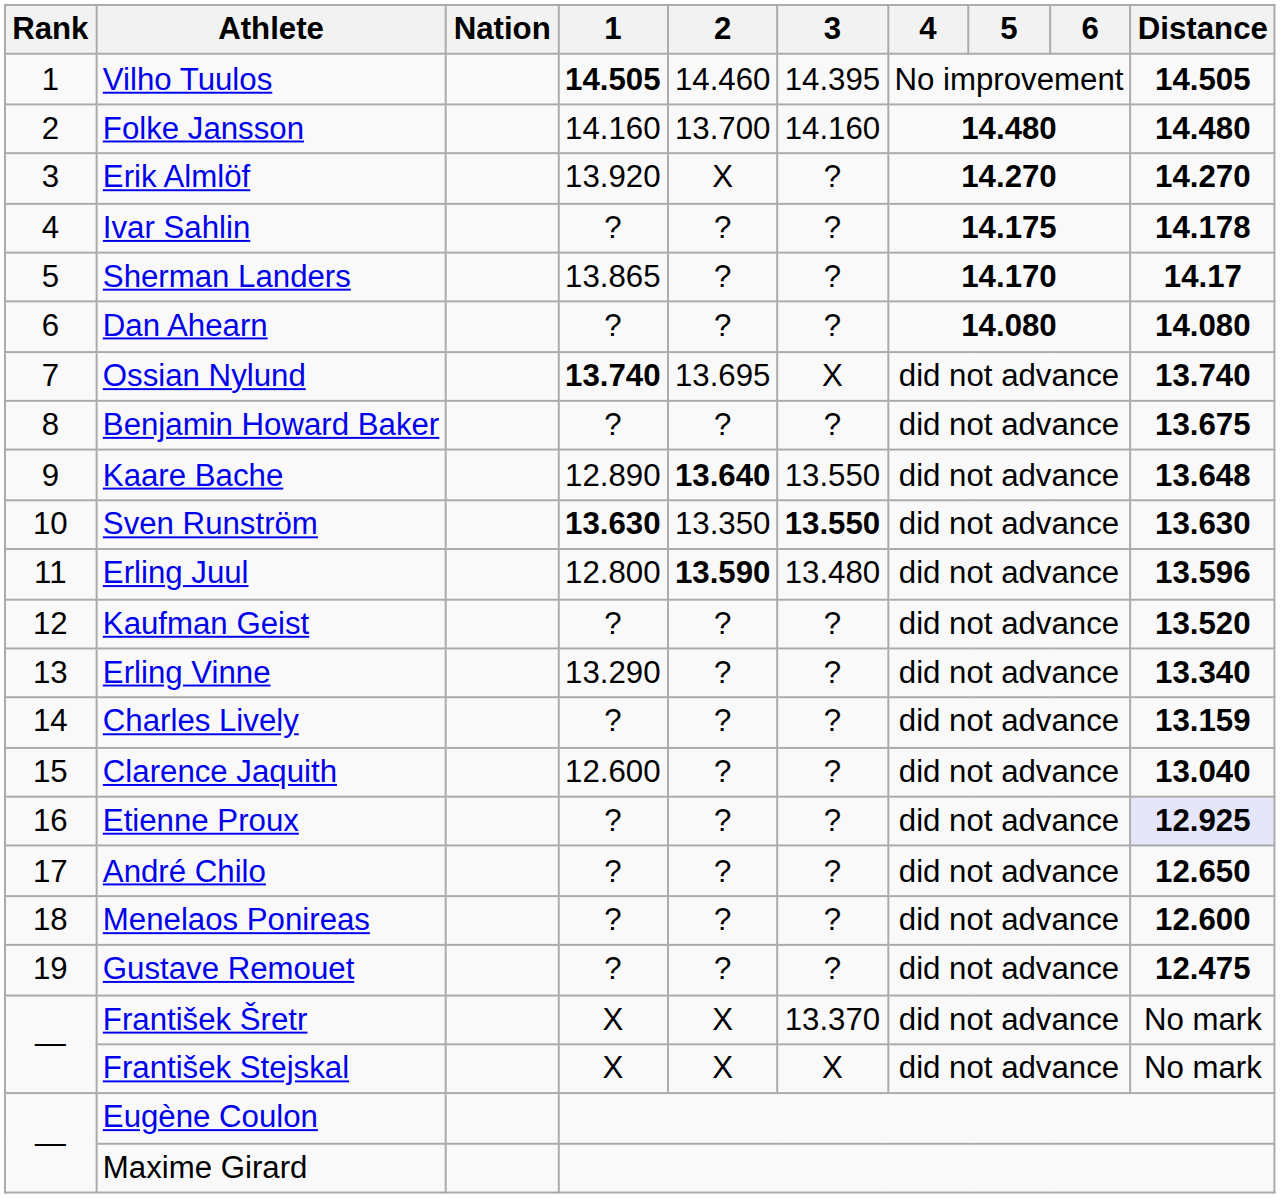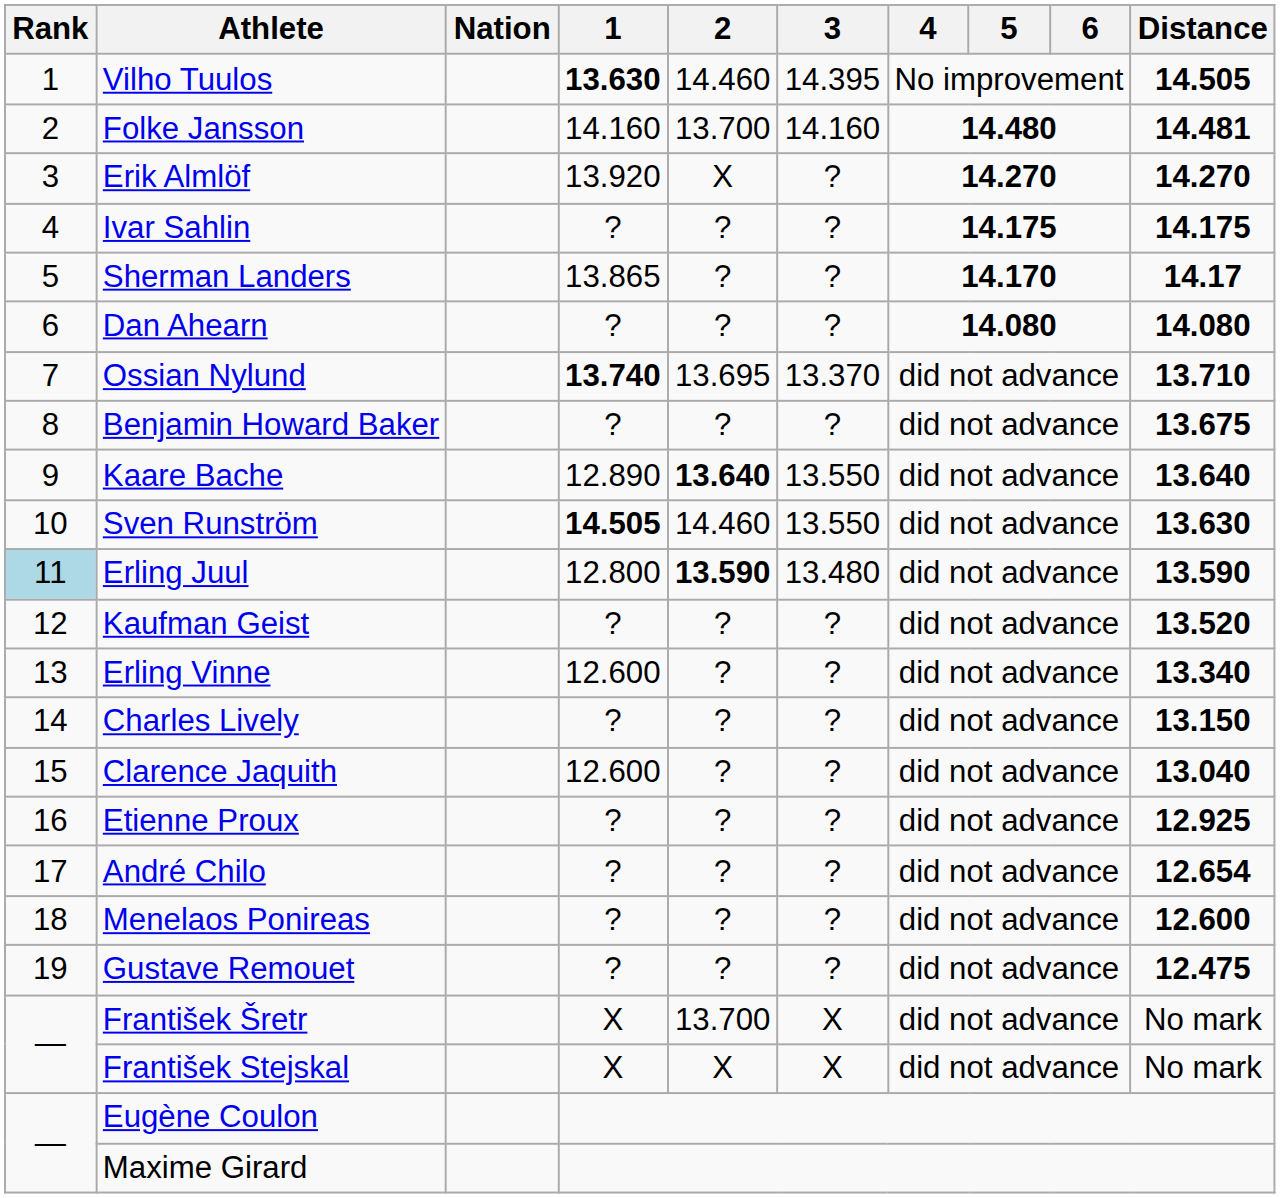(613, 78) 14.505 -> (613, 78) 13.630
(1203, 128) 14.480 -> (1203, 128) 14.481
(1203, 227) 14.178 -> (1203, 227) 14.175
(832, 375) X -> (832, 375) 13.370
(1203, 375) 13.740 -> (1203, 375) 13.710
(1203, 474) 13.648 -> (1203, 474) 13.640
(613, 524) 13.630 -> (613, 524) 14.505
(723, 524) 13.350 -> (723, 524) 14.460
(832, 524) bold -> (832, 524) normal
(50, 573) no background -> (50, 573) lightblue background
(1203, 573) 13.596 -> (1203, 573) 13.590
(613, 672) 13.290 -> (613, 672) 12.600
(1203, 721) 13.159 -> (1203, 721) 13.150
(1203, 820) lavender background -> (1203, 820) no background
(1203, 870) 12.650 -> (1203, 870) 12.654
(723, 1018) X -> (723, 1018) 13.700
(832, 1018) 13.370 -> (832, 1018) X
